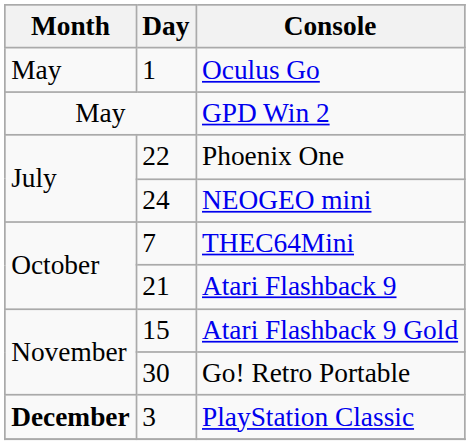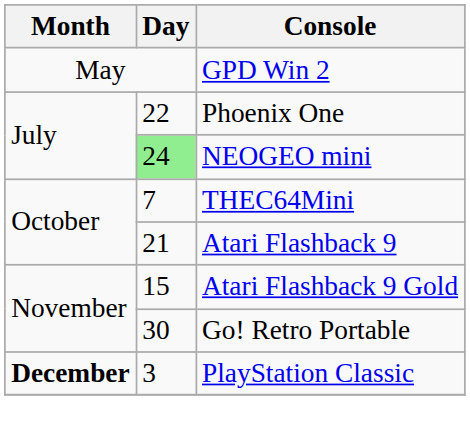- row: (261, 69)
(156, 199) no background -> (156, 156) lightgreen background
